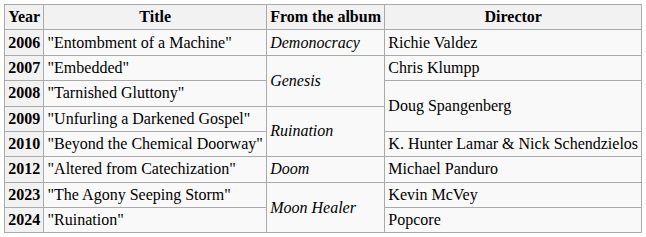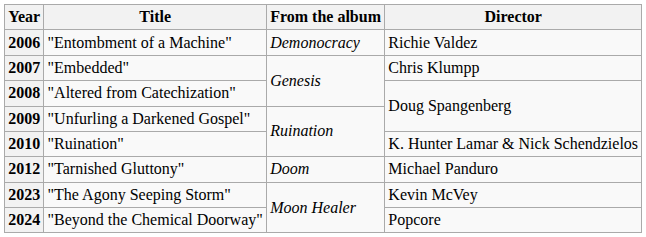(116, 93) "Tarnished Gluttony" -> (142, 93) "Altered from Catechization"
(155, 144) "Beyond the Chemical Doorway" -> (86, 144) "Ruination"
(142, 169) "Altered from Catechization" -> (116, 169) "Tarnished Gluttony"
(86, 220) "Ruination" -> (155, 220) "Beyond the Chemical Doorway"
